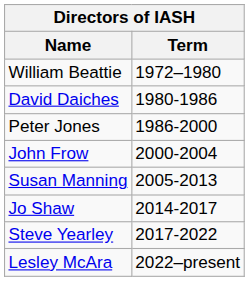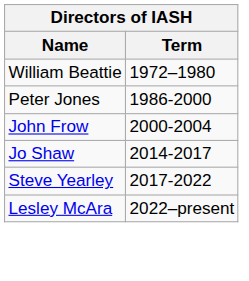- row: (64, 99)
- row: (68, 180)
